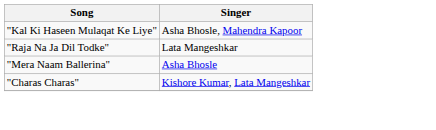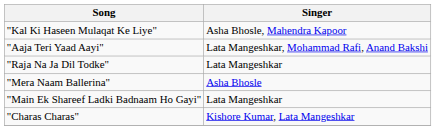+ row: (55, 47)
+ row: (104, 99)
